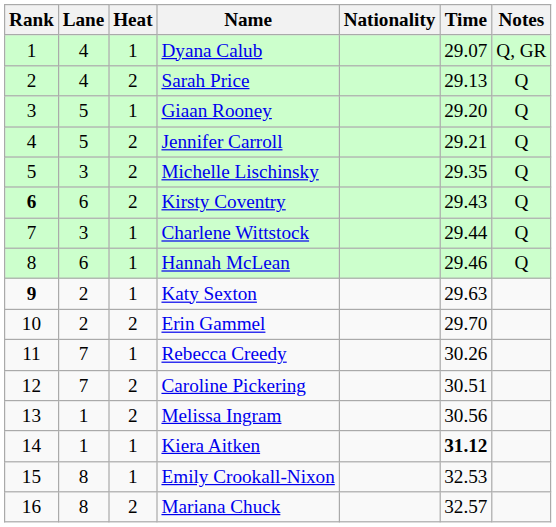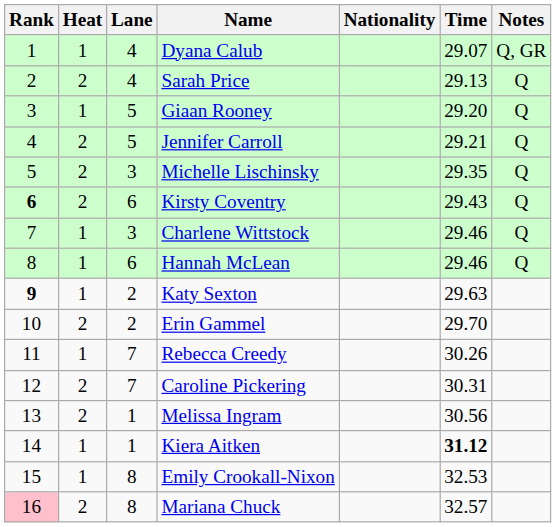columns swapped: (133, 19) <-> (84, 19)
(466, 232) 29.44 -> (466, 232) 29.46
(466, 385) 30.51 -> (466, 385) 30.31
(31, 506) no background -> (31, 506) pink background
